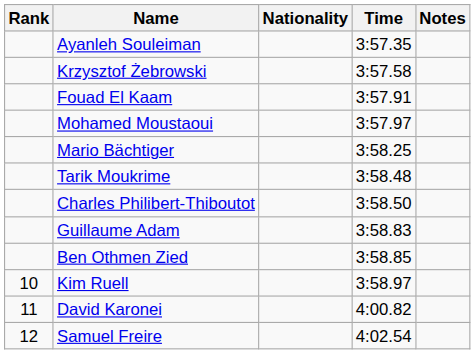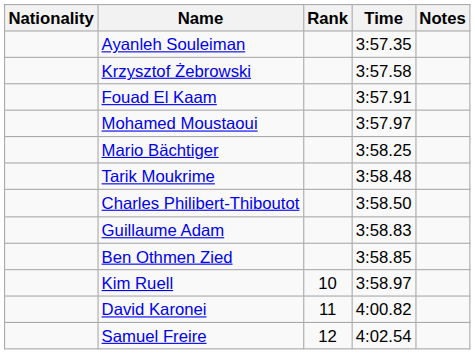columns swapped: (29, 18) <-> (305, 18)
